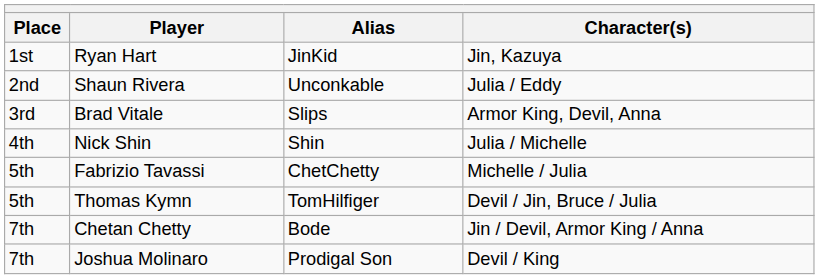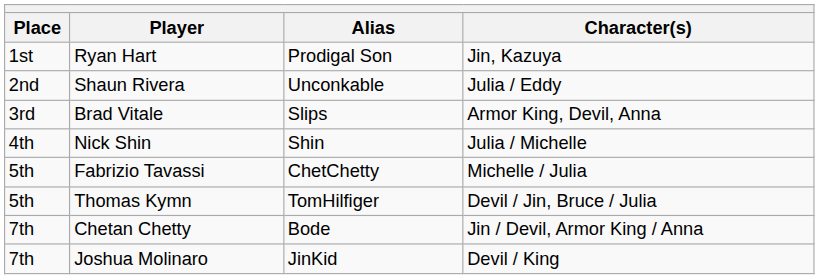(313, 56) JinKid -> (340, 56) Prodigal Son
(340, 258) Prodigal Son -> (313, 258) JinKid
